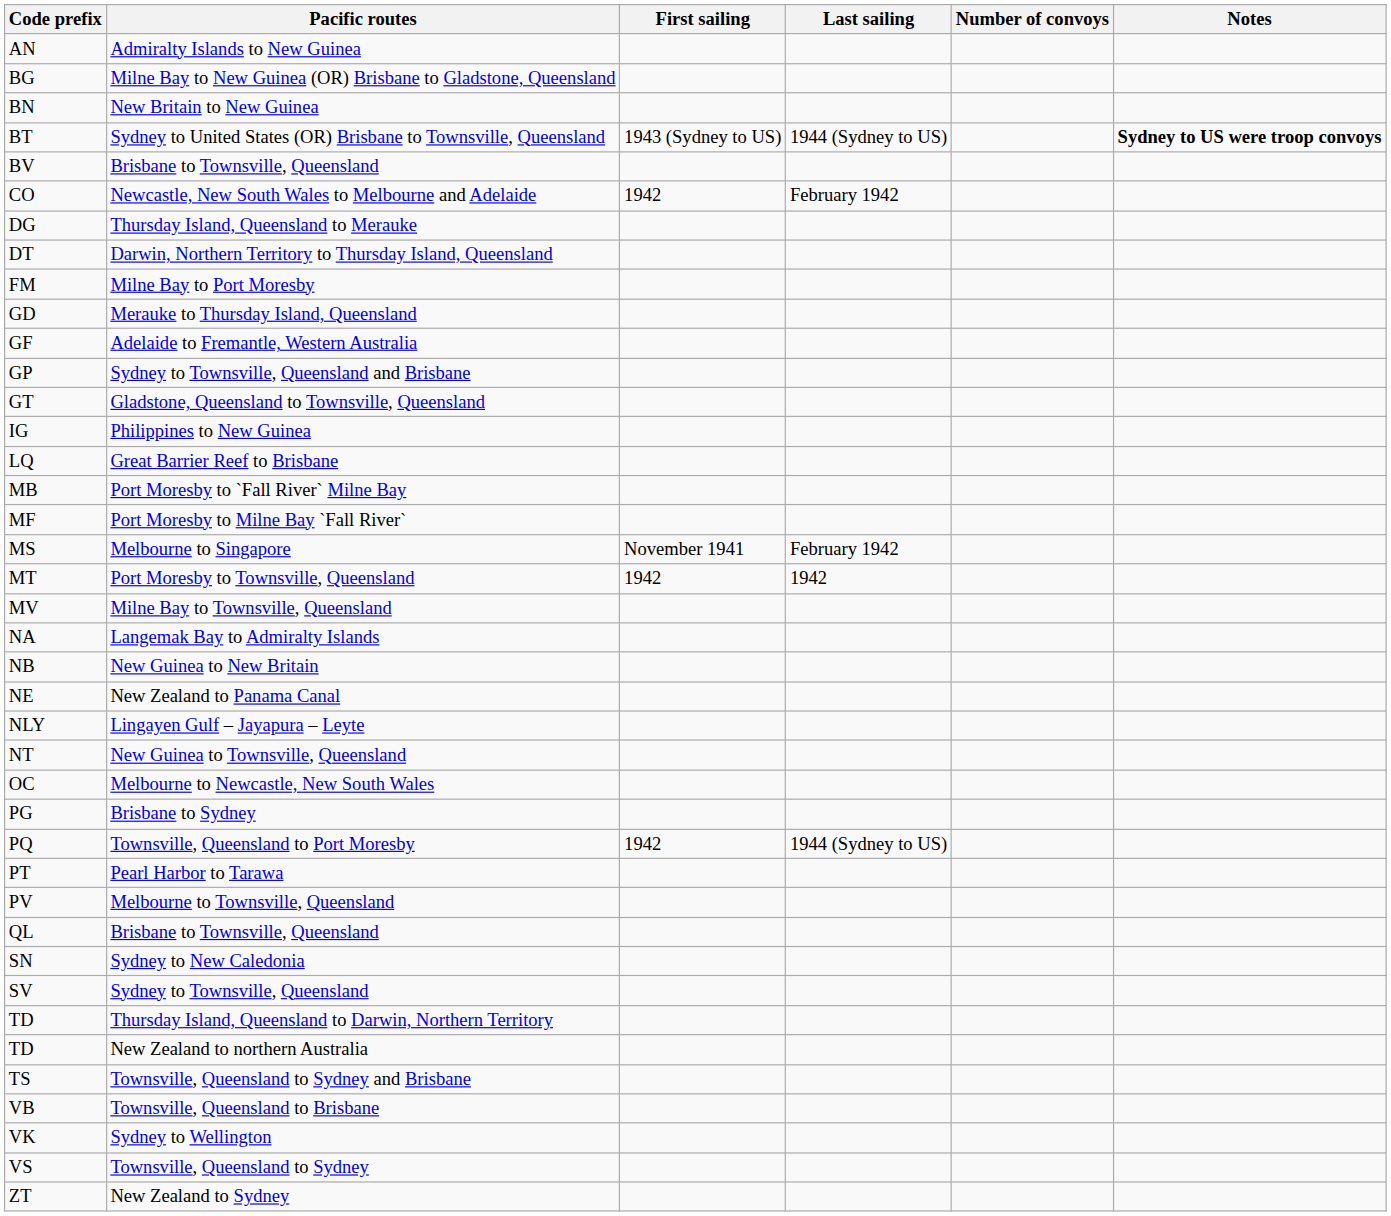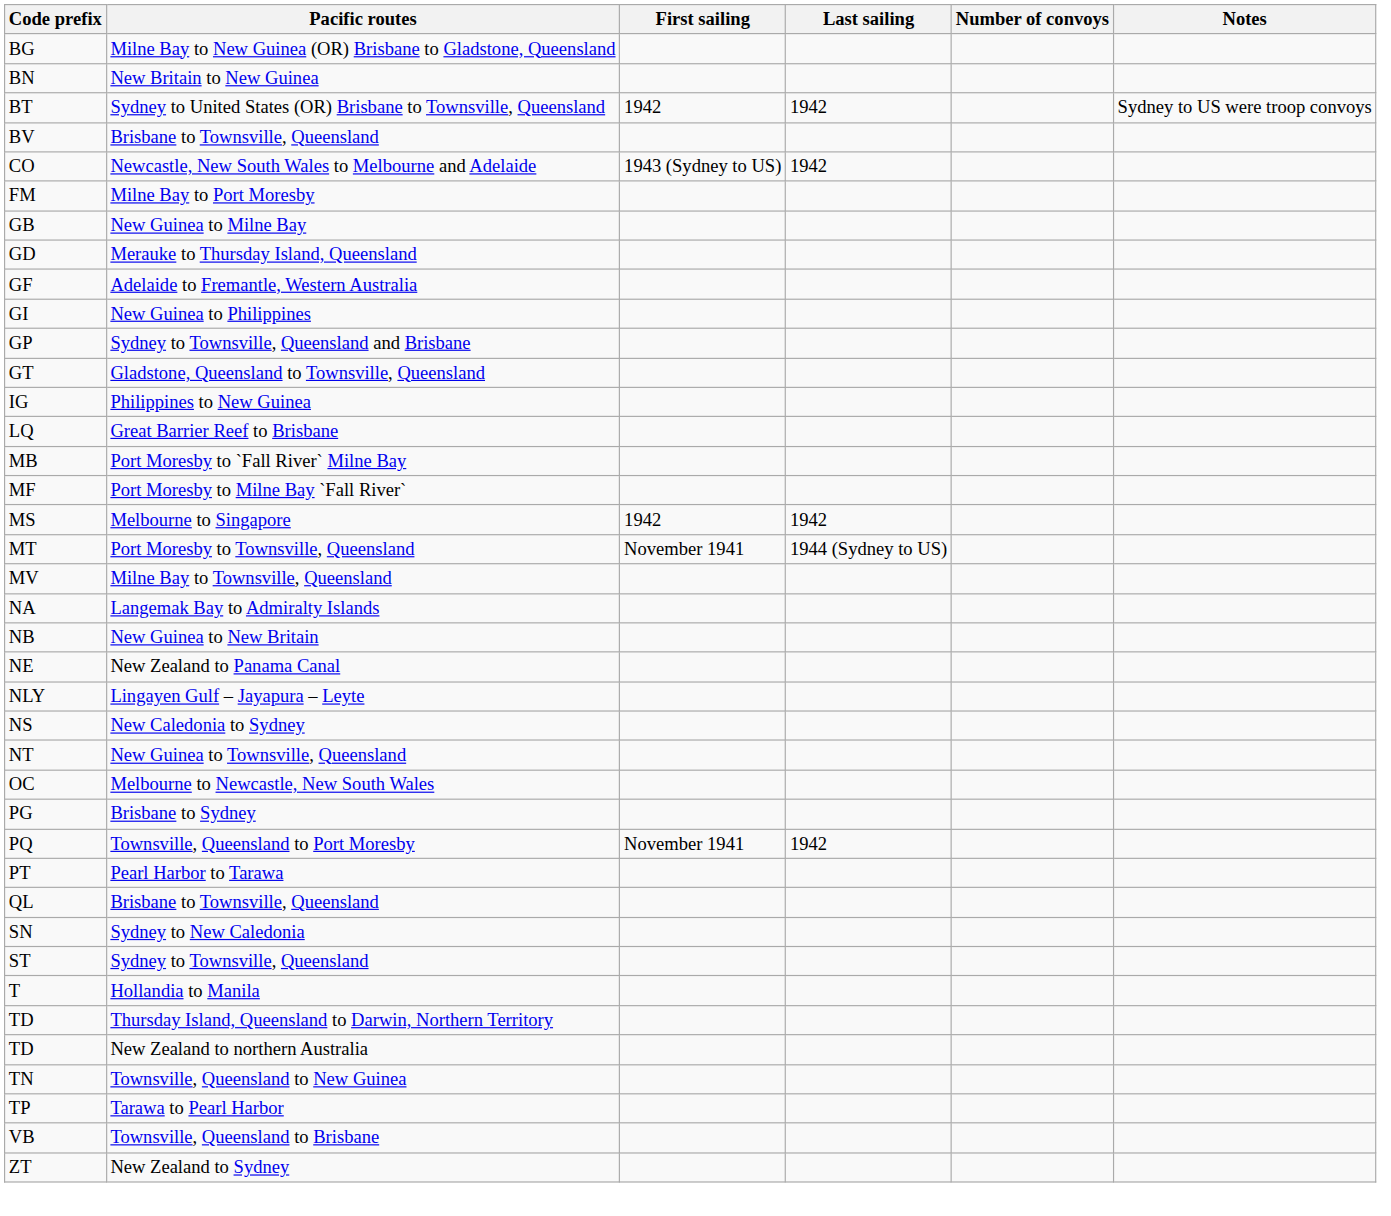- row: (22, 48)
(703, 136) 1943 (Sydney to US) -> (643, 107) 1942
(869, 136) 1944 (Sydney to US) -> (808, 107) 1942
(1249, 136) bold -> (1245, 107) normal
(643, 195) 1942 -> (703, 166) 1943 (Sydney to US)
(844, 195) February 1942 -> (808, 166) 1942
- row: (22, 225)
- row: (21, 254)
+ row: (22, 225)
+ row: (19, 313)
(684, 549) November 1941 -> (643, 519) 1942
(844, 549) February 1942 -> (808, 519) 1942
(643, 578) 1942 -> (684, 549) November 1941
(808, 578) 1942 -> (869, 549) 1944 (Sydney to US)
+ row: (21, 725)
(643, 843) 1942 -> (684, 843) November 1941
(869, 843) 1944 (Sydney to US) -> (808, 843) 1942
- row: (21, 902)
+ row: (20, 961)
- row: (21, 990)
+ row: (15, 990)
+ row: (21, 1078)
+ row: (20, 1108)
- row: (20, 1078)
- row: (22, 1137)
- row: (21, 1167)
